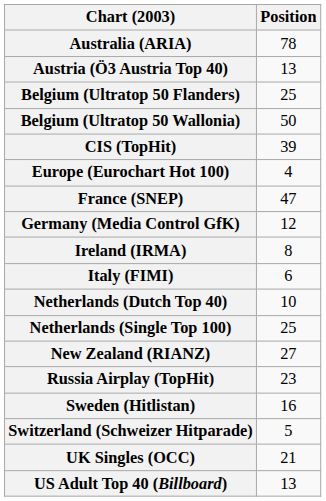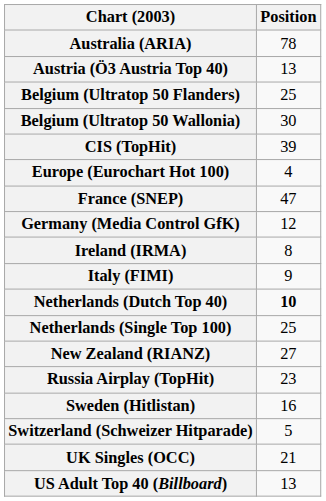(288, 120) 50 -> (288, 120) 30
(288, 276) 6 -> (288, 276) 9
(288, 302) normal -> (288, 302) bold
